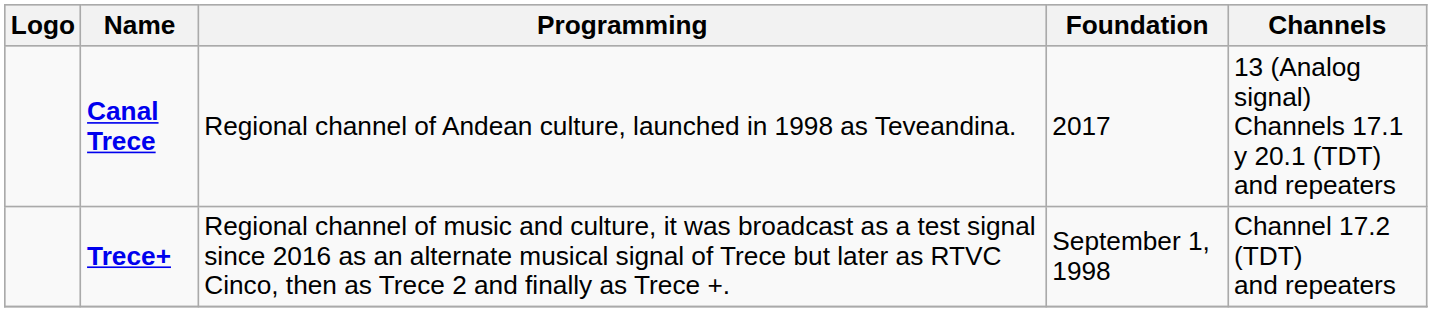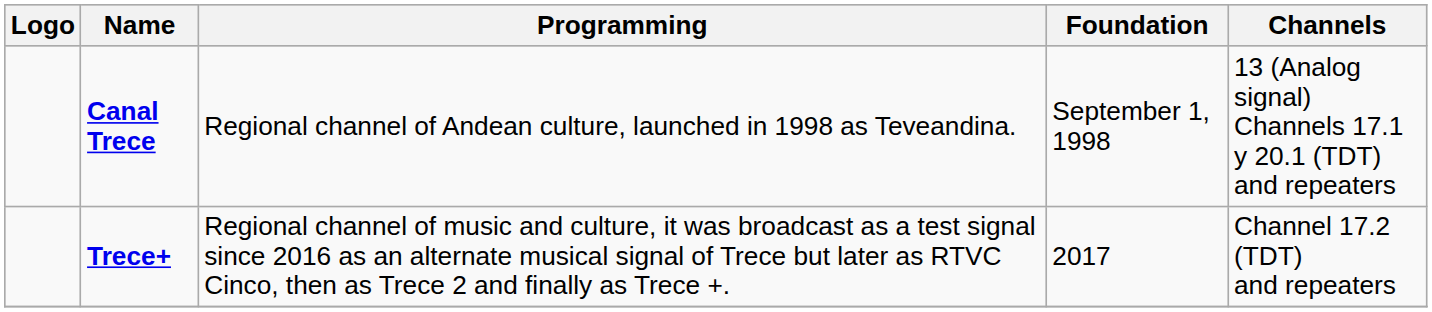(1082, 125) 2017 -> (1131, 125) September 1, 1998
(1131, 256) September 1, 1998 -> (1082, 256) 2017
